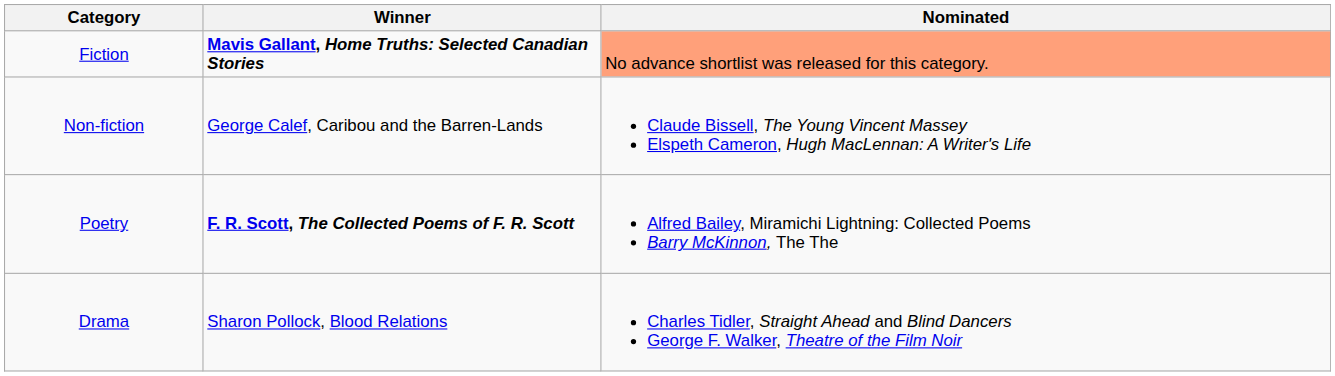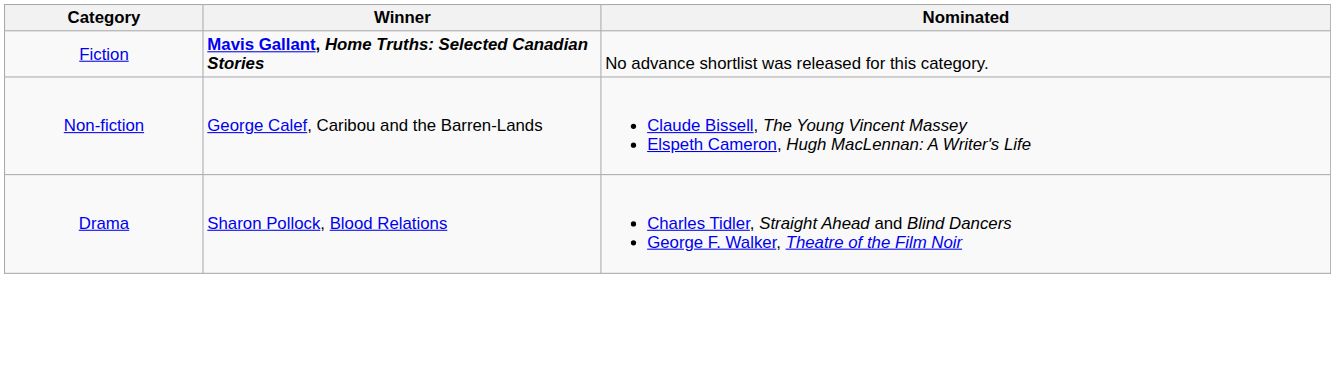(797, 63) lightsalmon background -> (797, 63) no background
- row: (104, 223)
